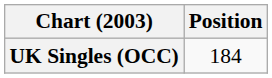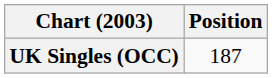(226, 55) 184 -> (226, 55) 187
